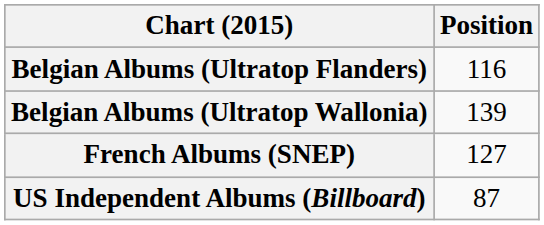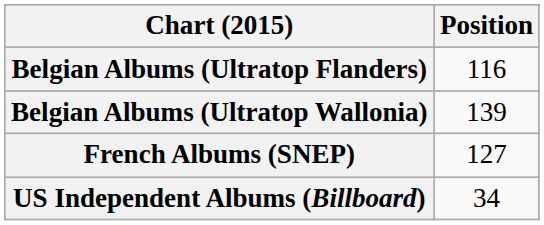(487, 197) 87 -> (487, 197) 34
